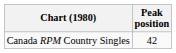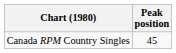(152, 40) 42 -> (152, 40) 45
